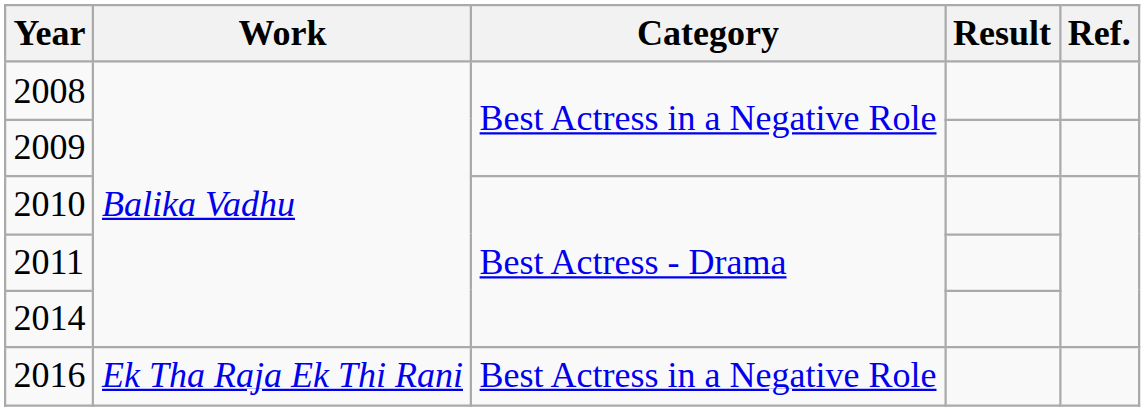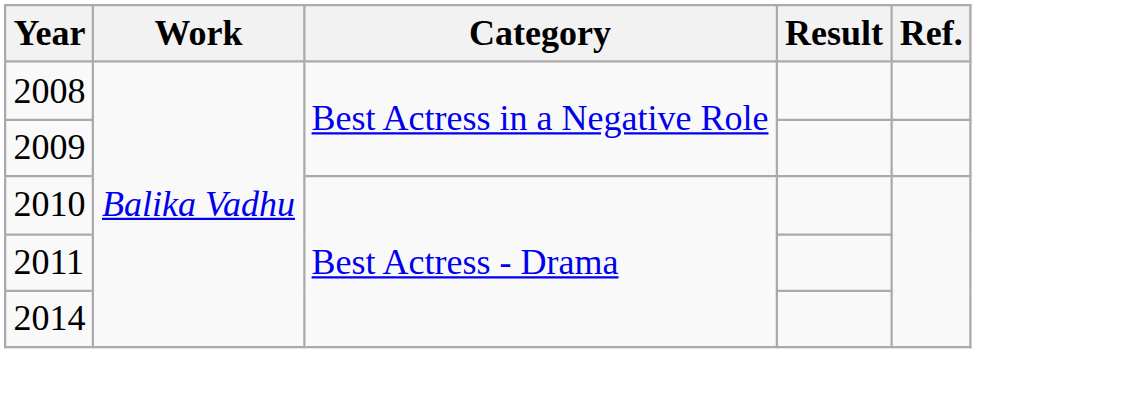- row: (49, 375)
